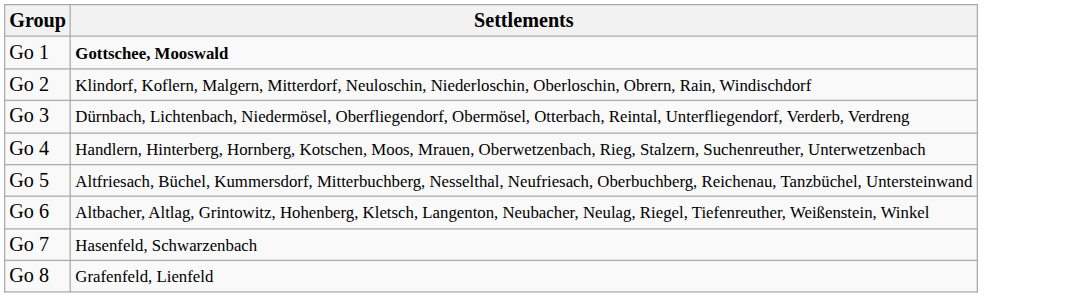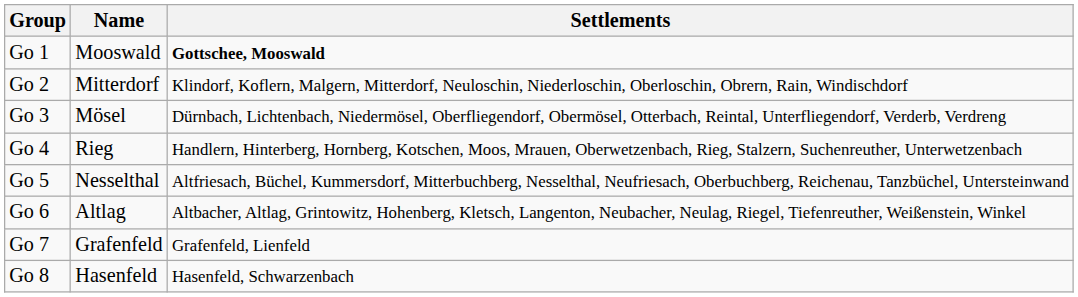+ column: (119, 20)
(166, 245) Hasenfeld, Schwarzenbach -> (241, 245) Grafenfeld, Lienfeld
(144, 277) Grafenfeld, Lienfeld -> (263, 277) Hasenfeld, Schwarzenbach
